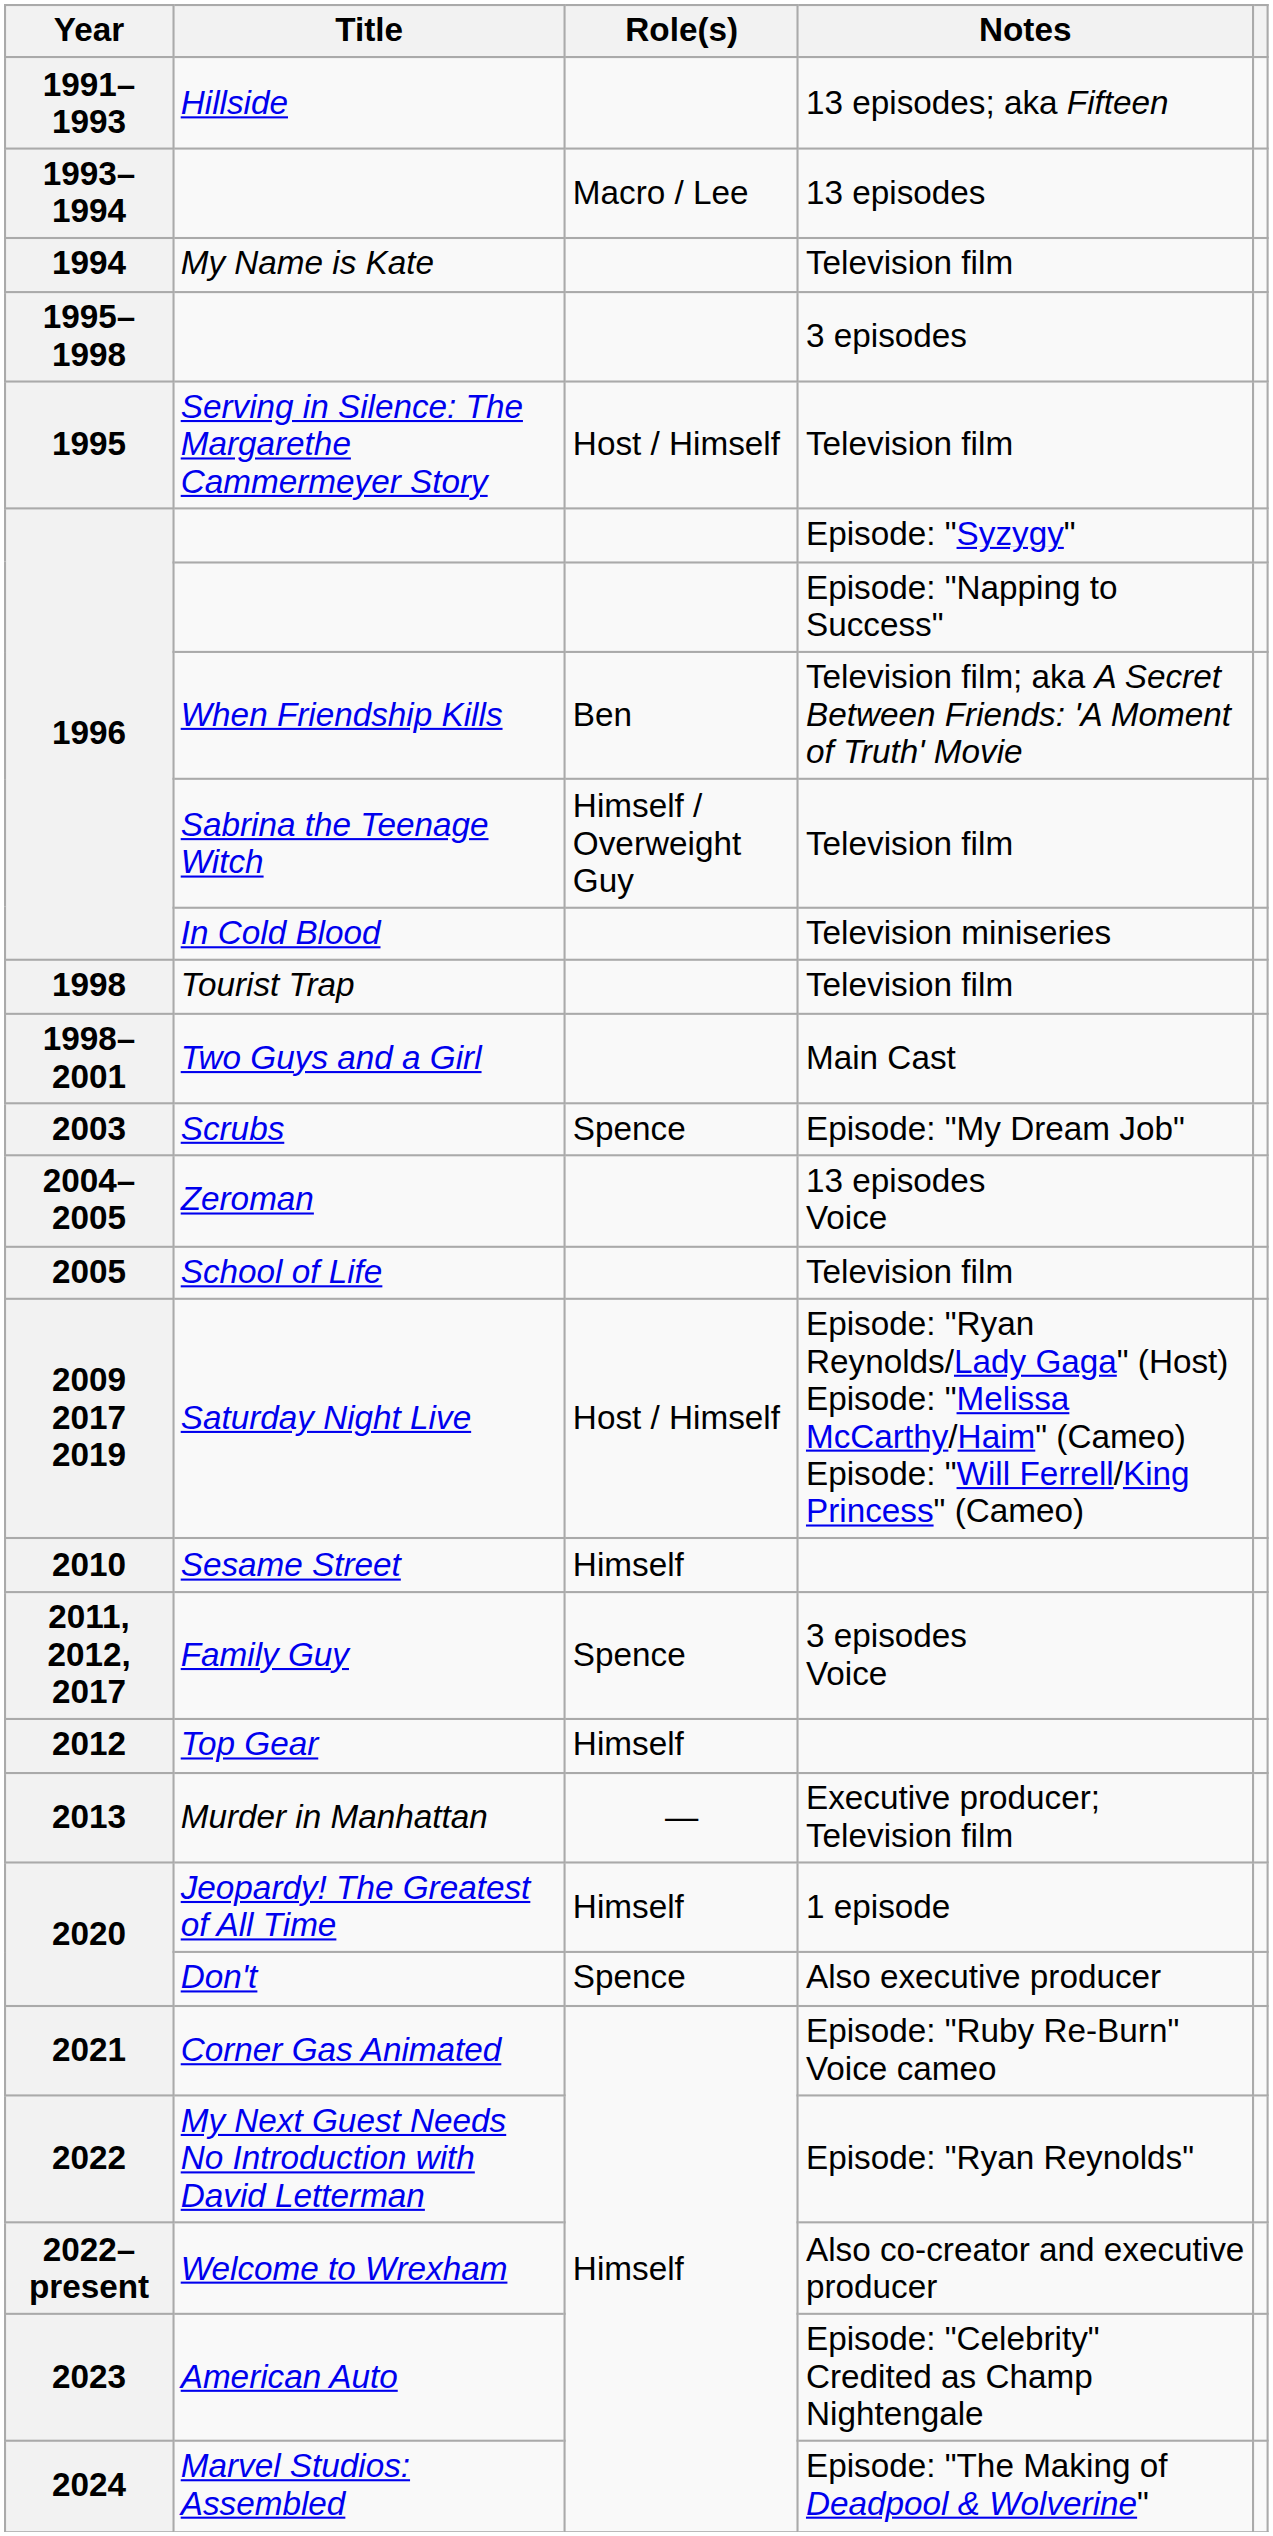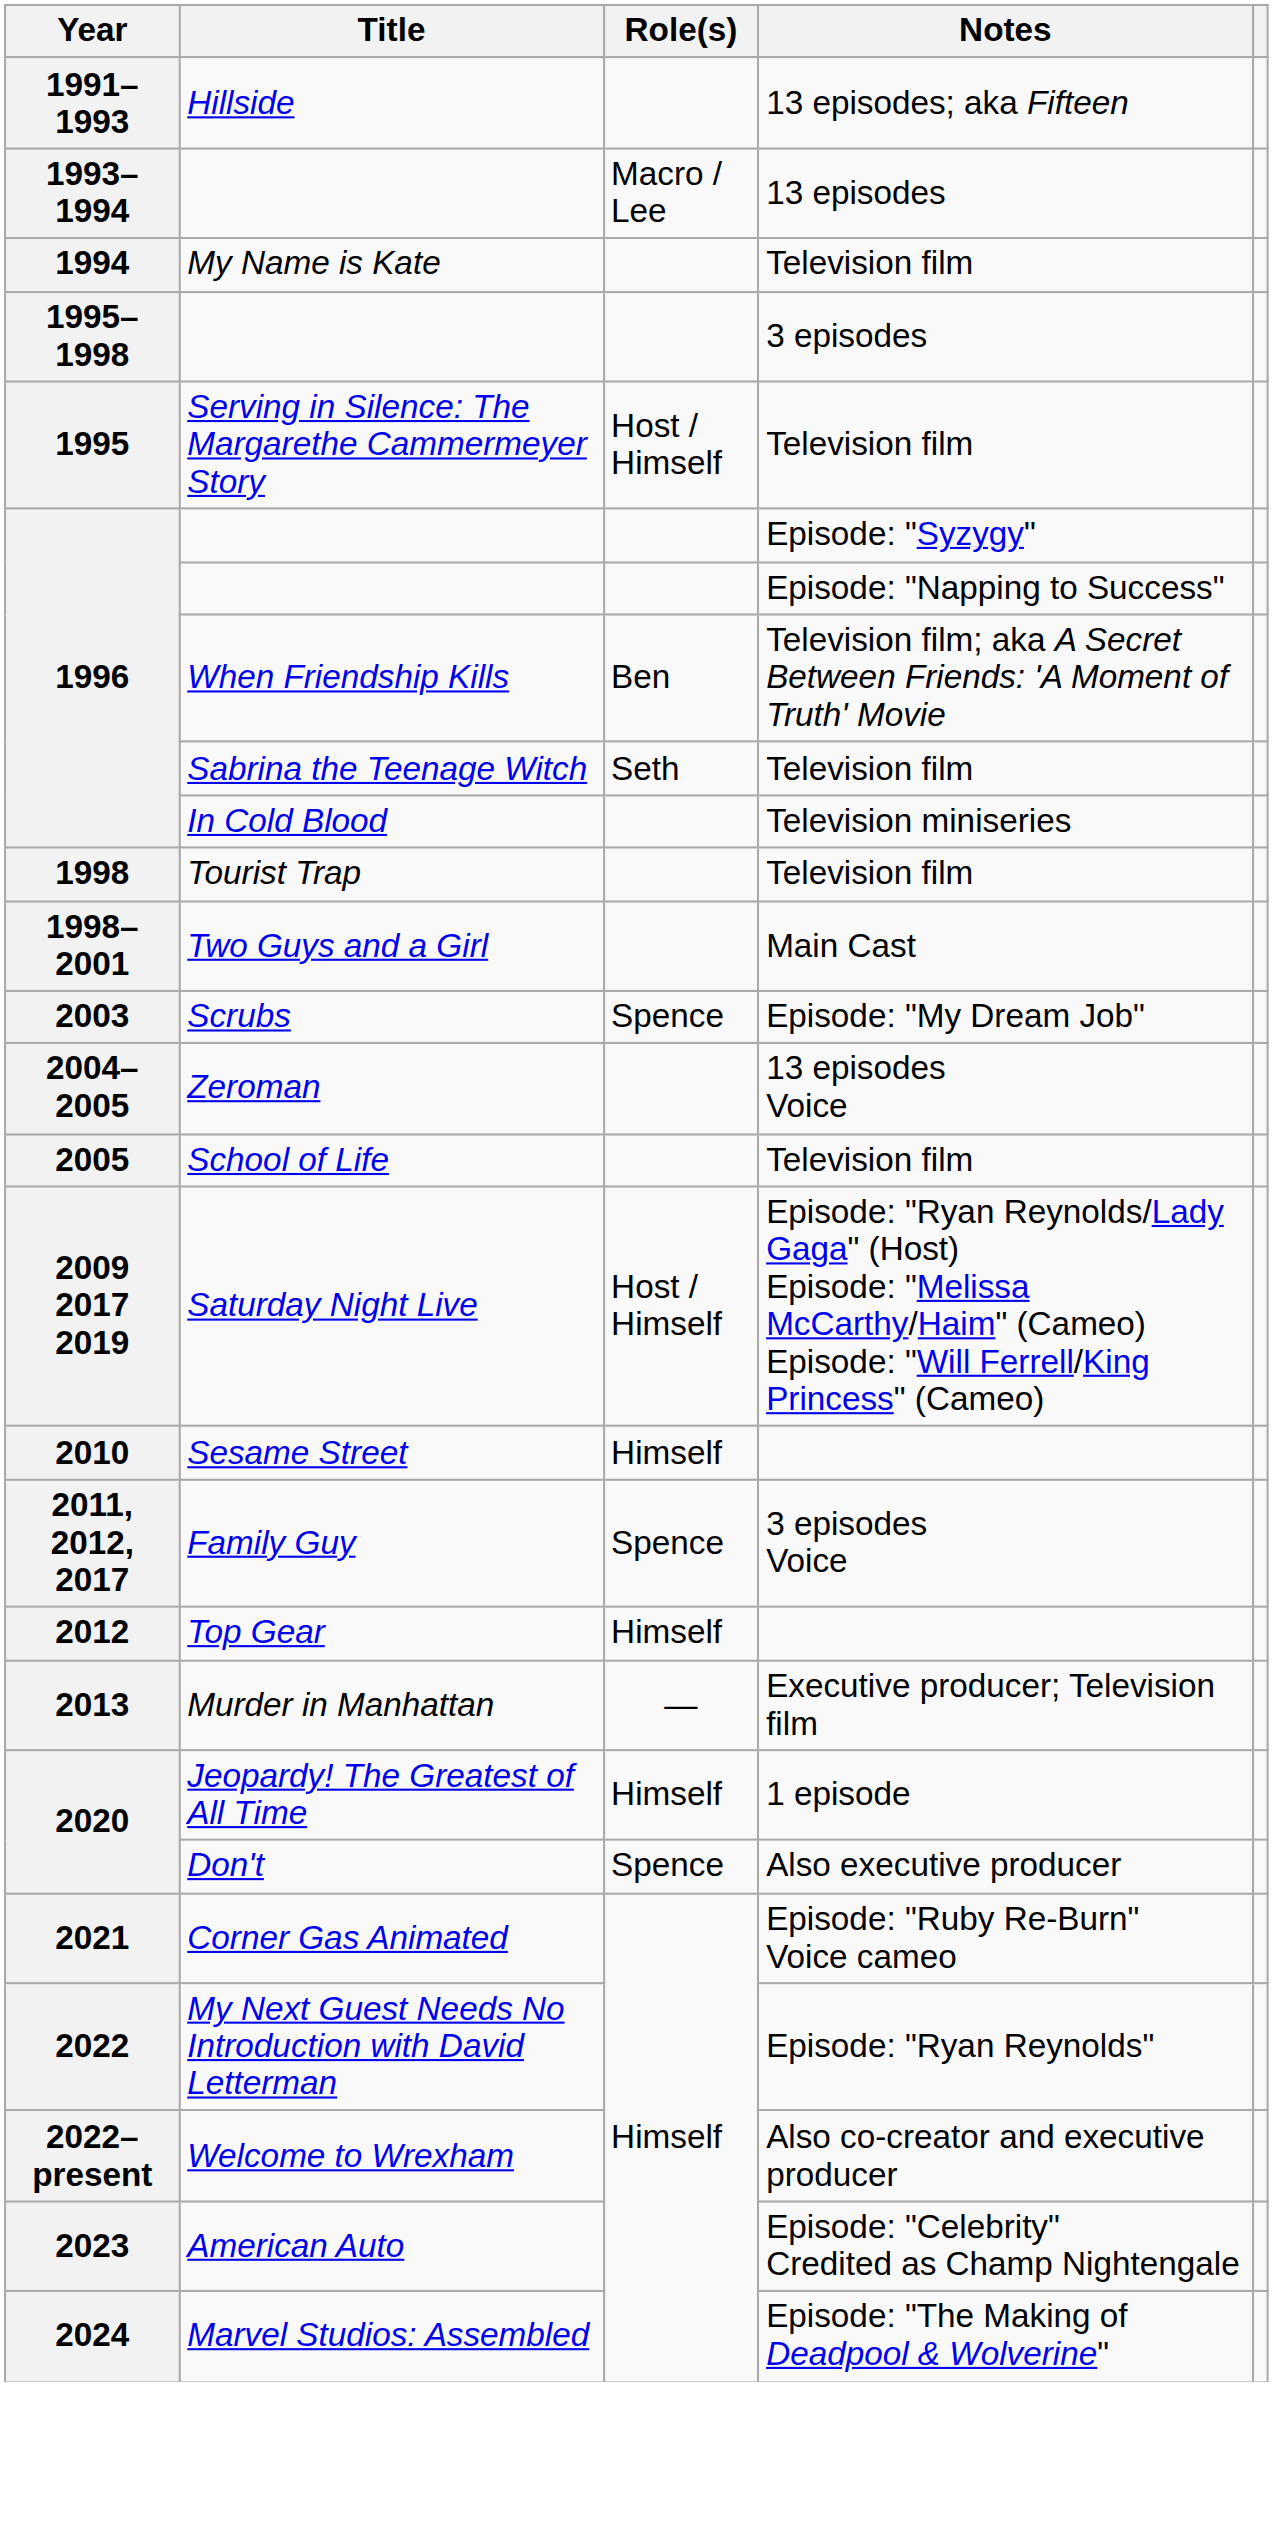(657, 842) Himself / Overweight Guy -> (645, 767) Seth
